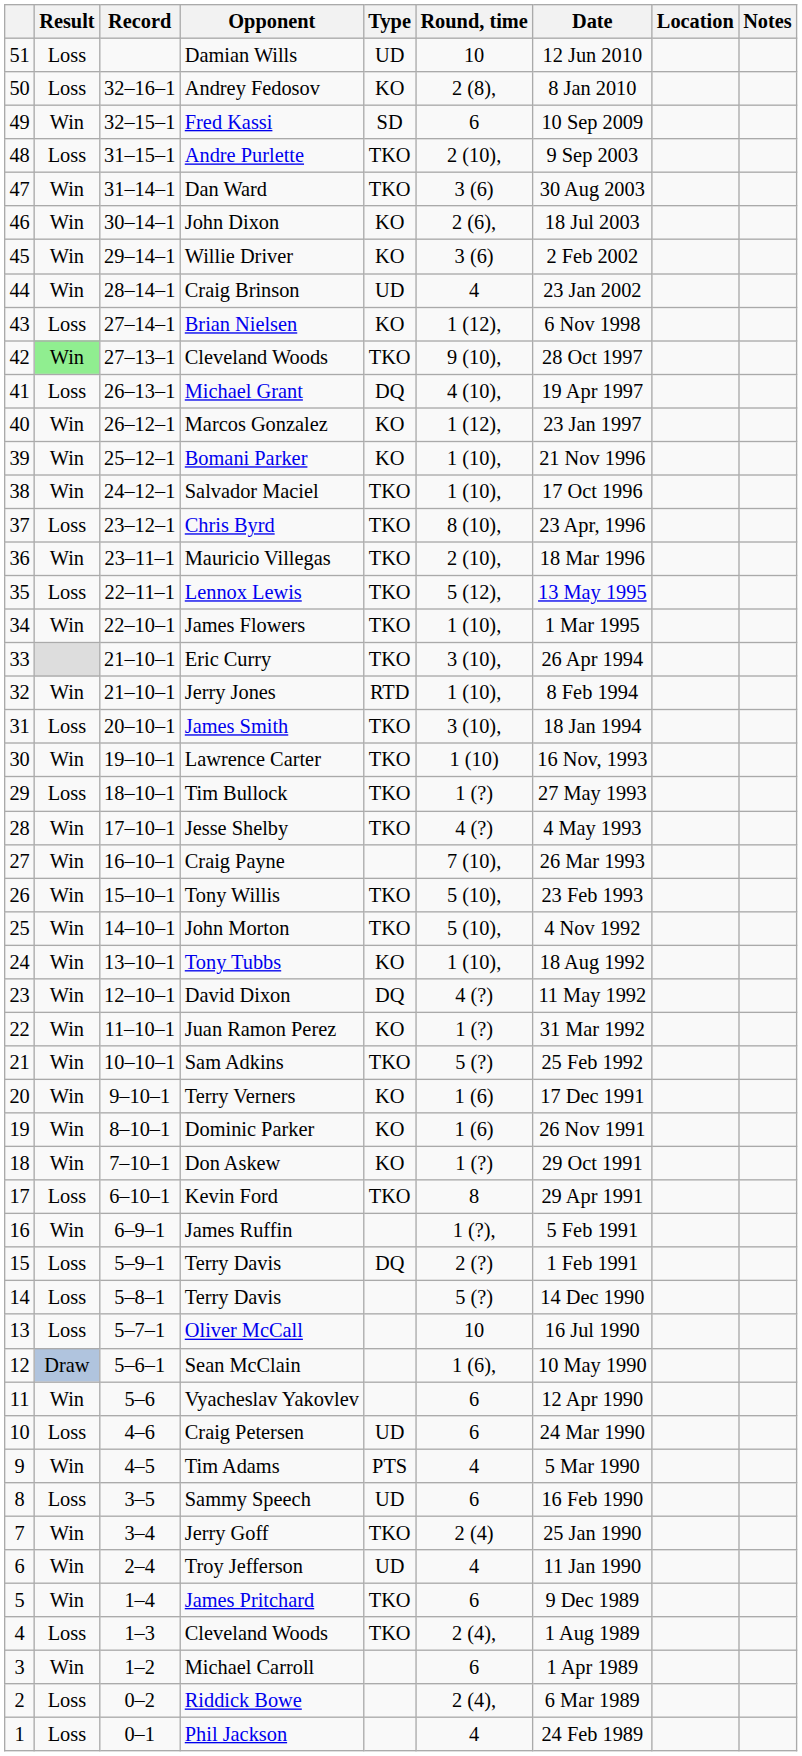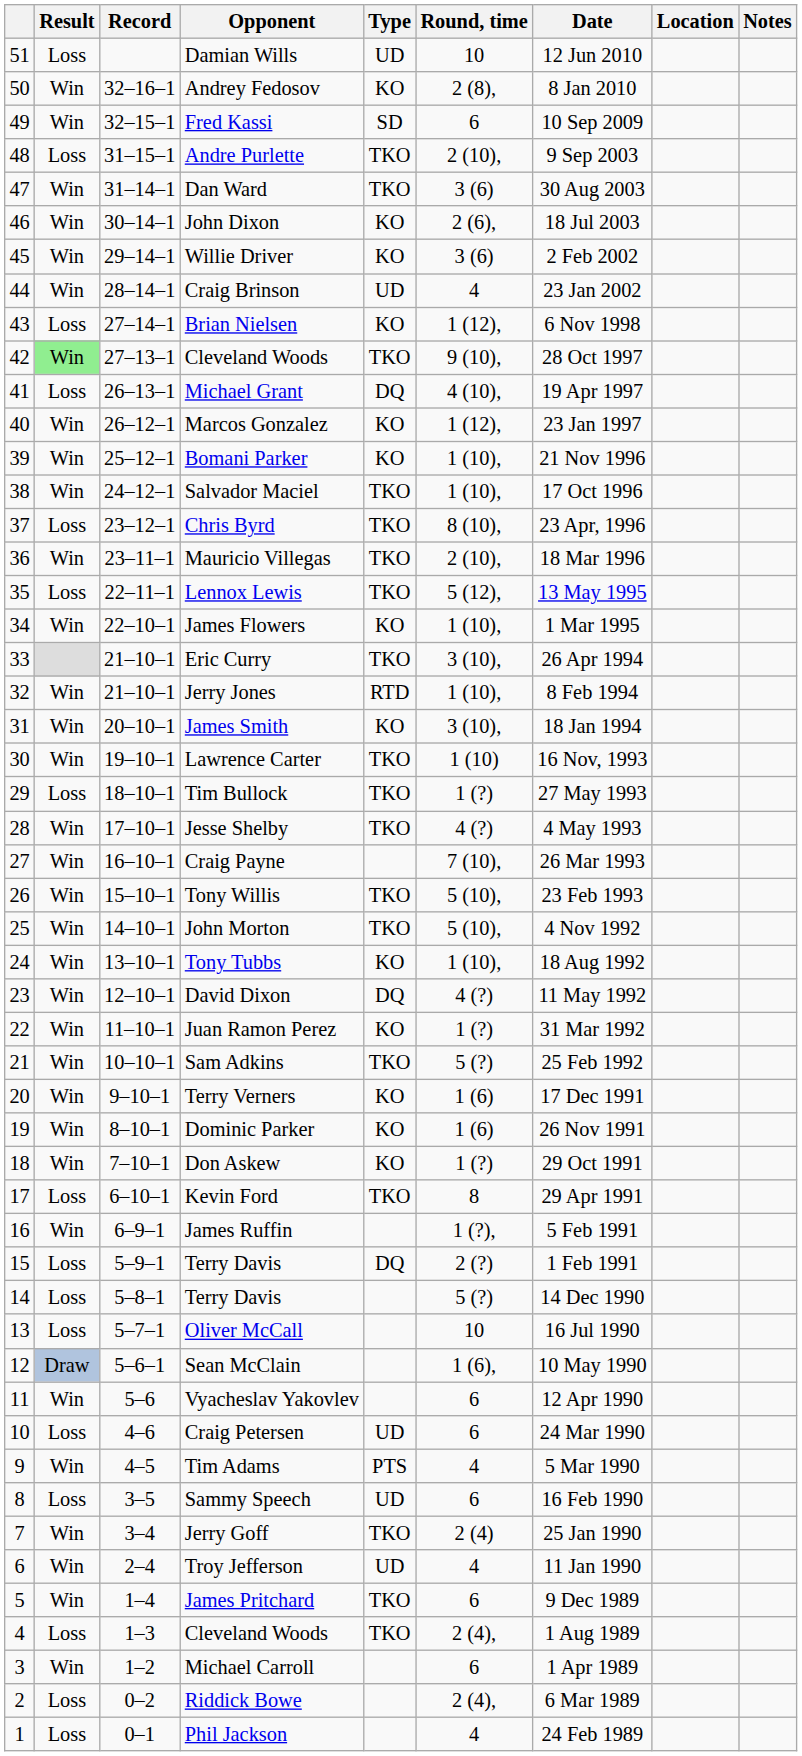(67, 88) Loss -> (67, 88) Win
(390, 625) TKO -> (390, 625) KO
(67, 726) Loss -> (67, 726) Win
(390, 726) TKO -> (390, 726) KO
